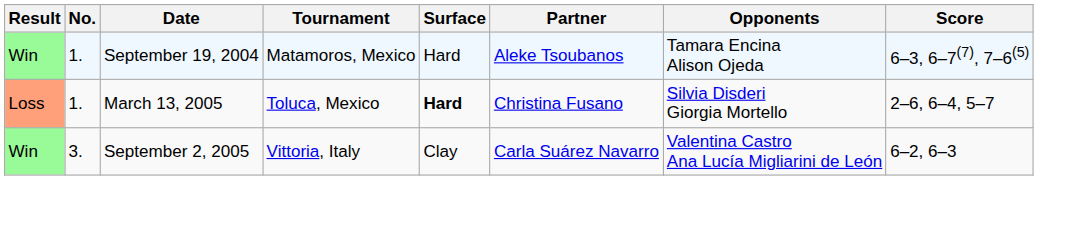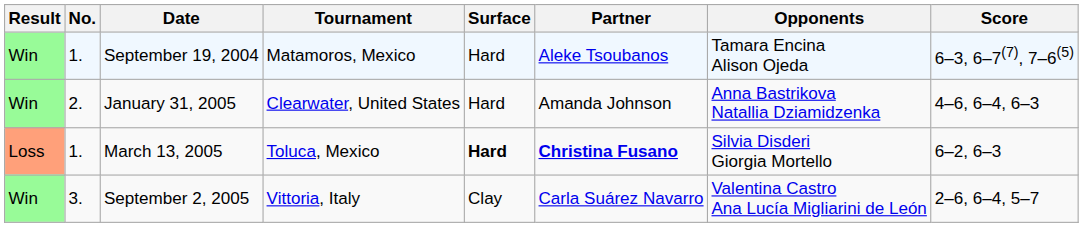+ row: (170, 102)
(558, 102) normal -> (608, 150) bold
(942, 102) 2–6, 6–4, 5–7 -> (968, 150) 6–2, 6–3
(923, 150) 6–2, 6–3 -> (987, 197) 2–6, 6–4, 5–7
